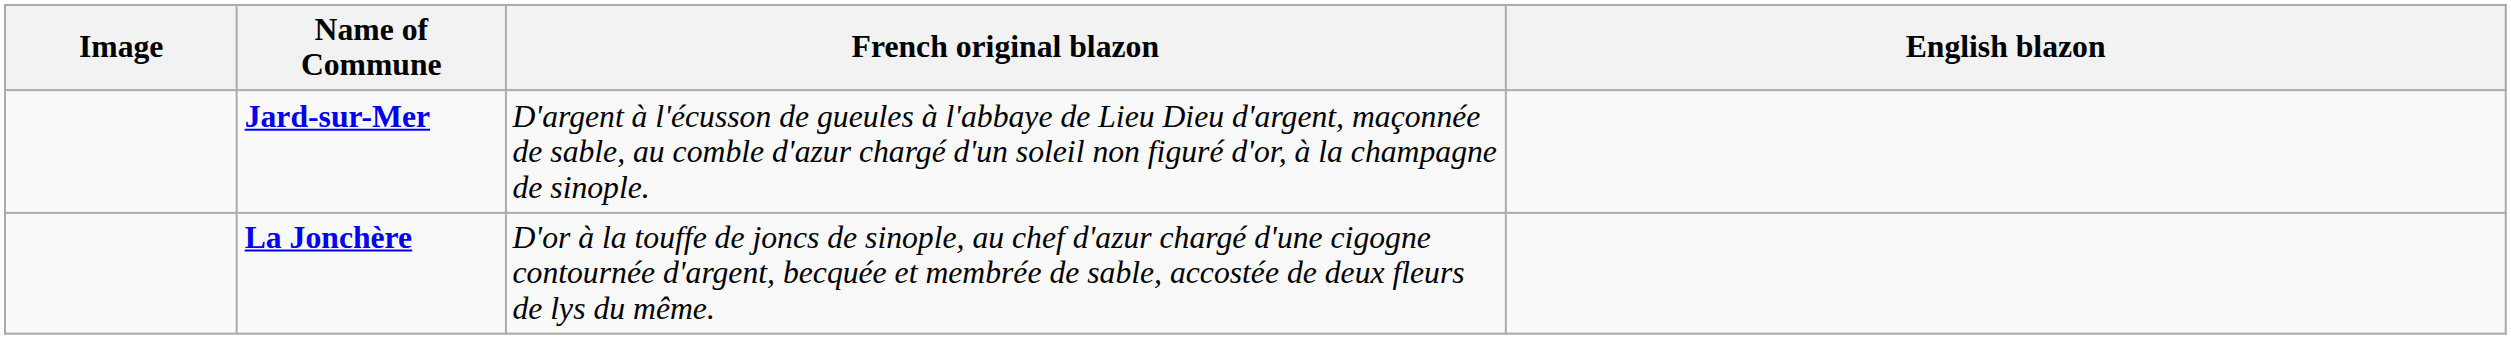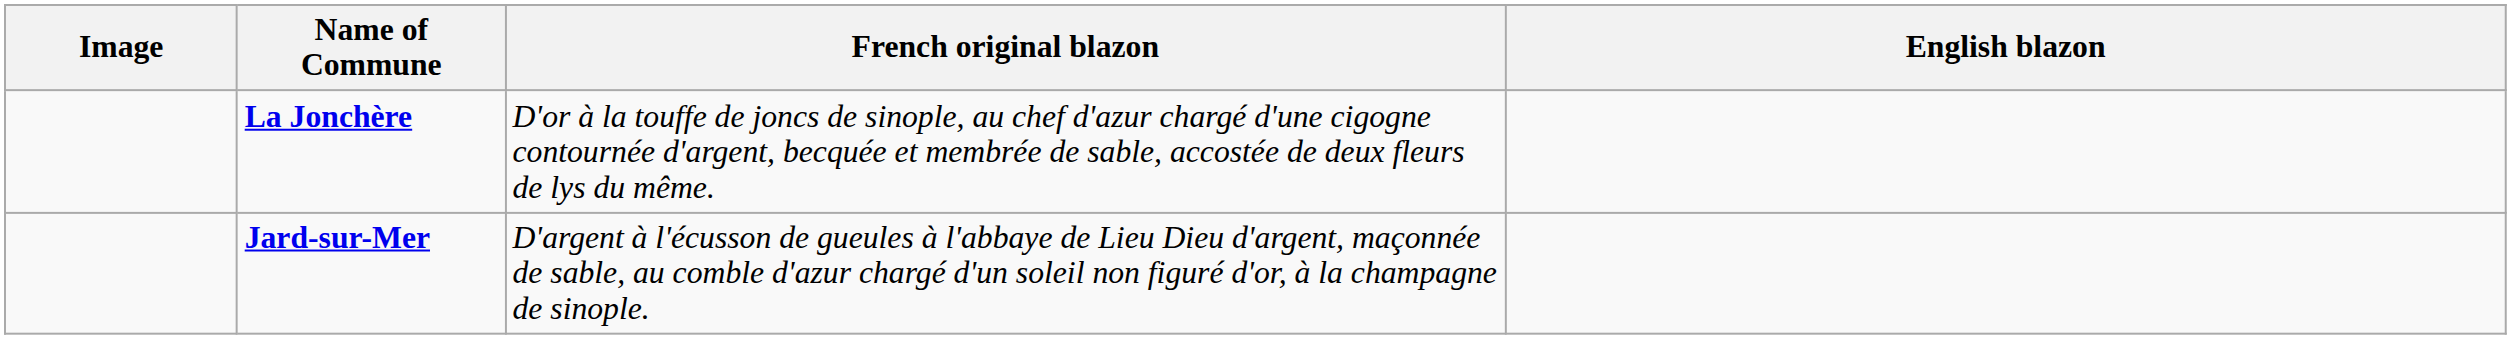rows swapped: (337, 115) <-> (328, 237)
